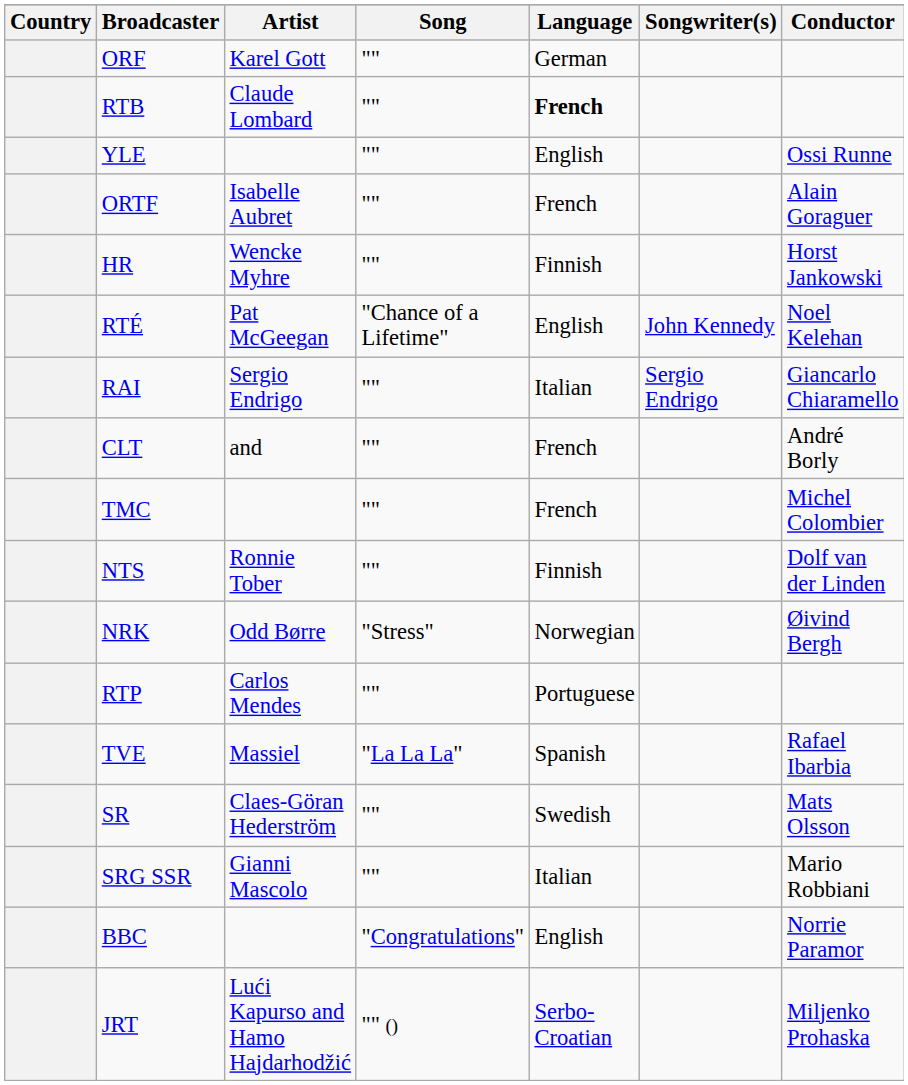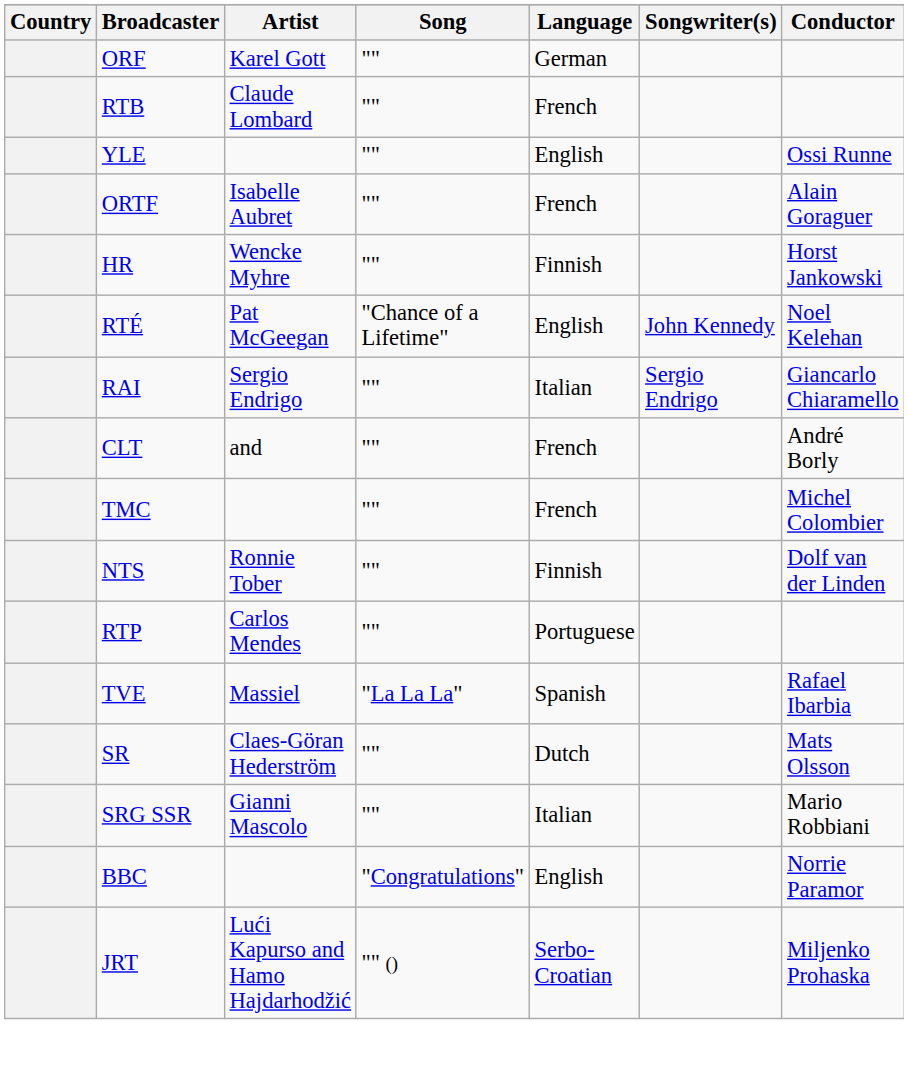(569, 106) bold -> (566, 106) normal
- row: (126, 631)
(573, 815) Swedish -> (562, 754) Dutch
